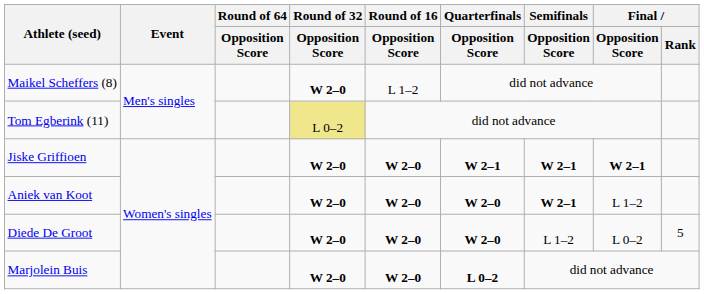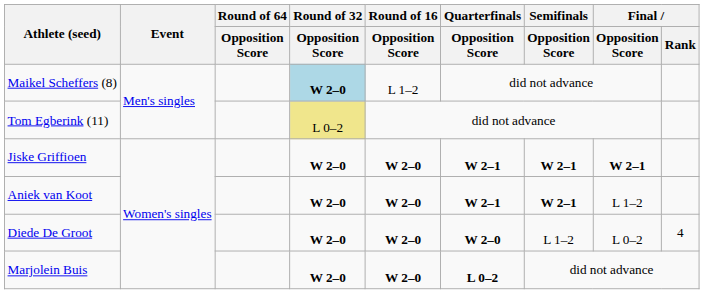(328, 90) no background -> (328, 90) lightblue background
(482, 203) W 2–0 -> (482, 203) W 2–1
(680, 232) 5 -> (680, 232) 4
